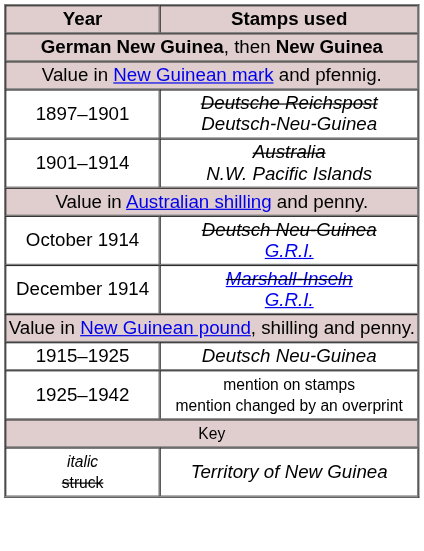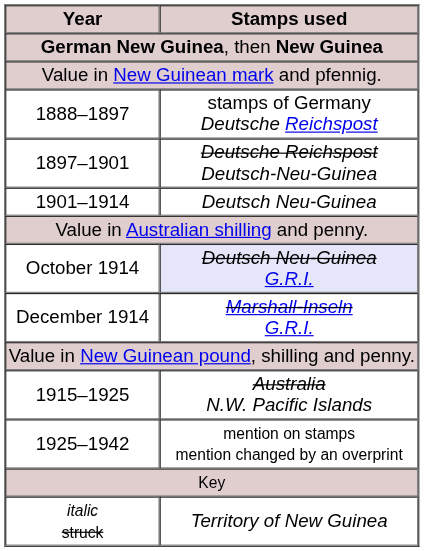+ row: (83, 113)
(289, 163) Australia N.W. Pacific Islands -> (289, 201) Deutsch Neu-Guinea
(289, 240) no background -> (289, 268) lavender background
(289, 356) Deutsch Neu-Guinea -> (289, 394) Australia N.W. Pacific Islands
